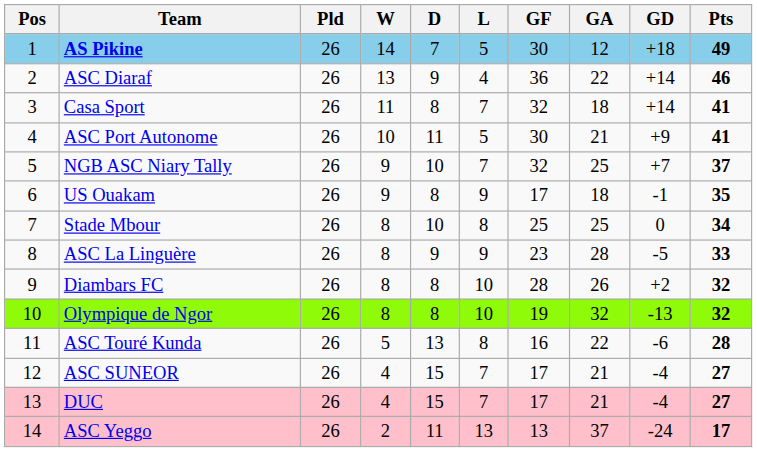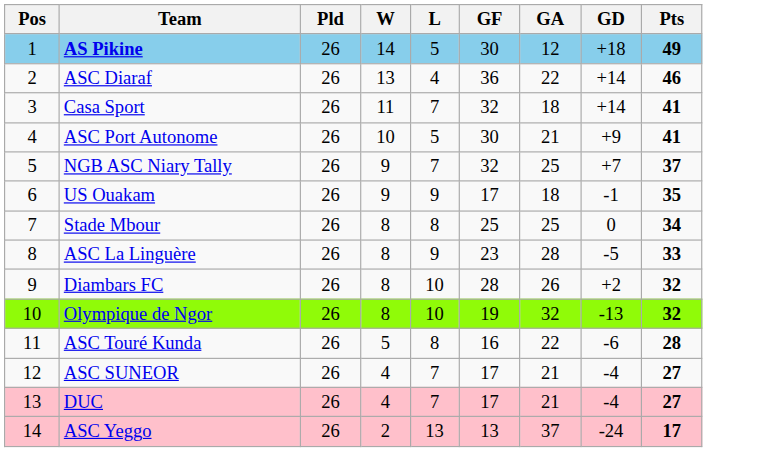- column: (435, 19)
